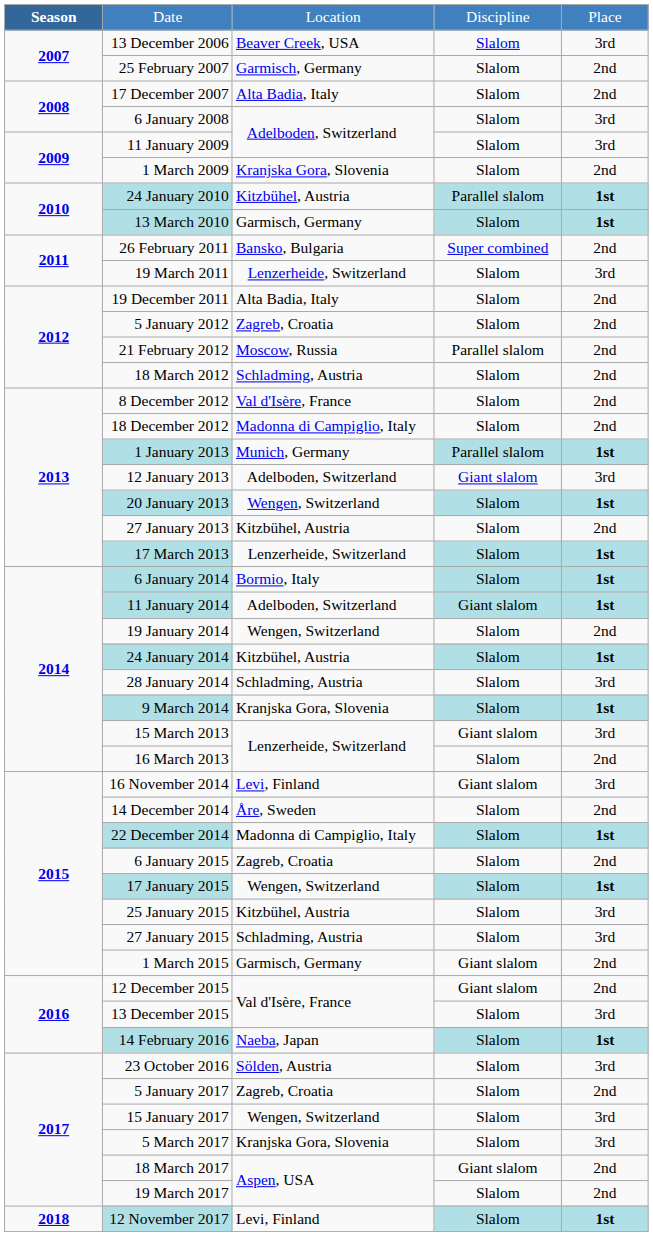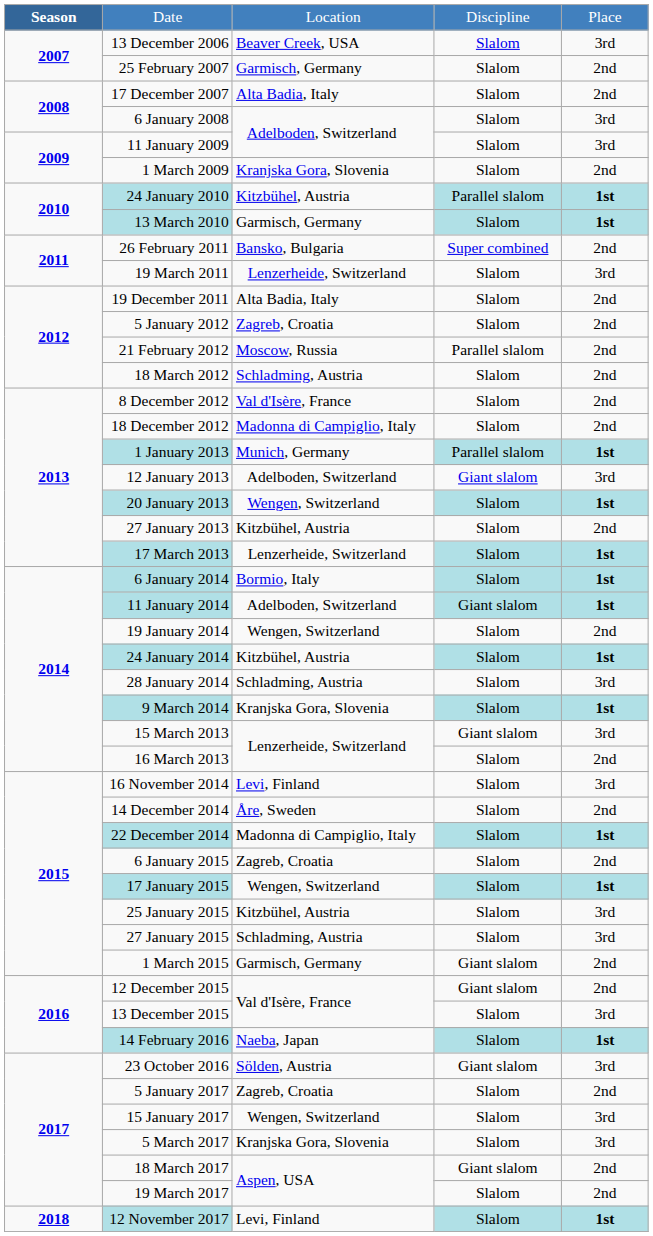(498, 784) Giant slalom -> (498, 784) Slalom
(498, 1065) Slalom -> (498, 1065) Giant slalom
